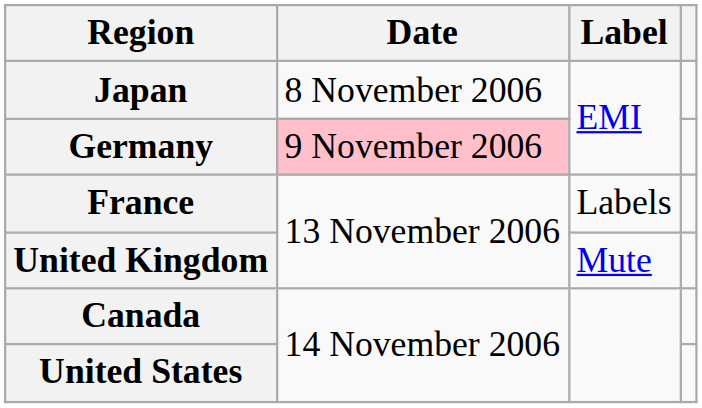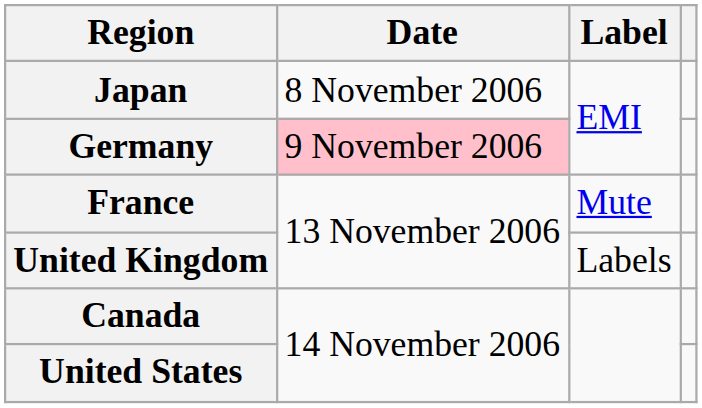(624, 202) Labels -> (614, 202) Mute
(614, 259) Mute -> (624, 259) Labels
